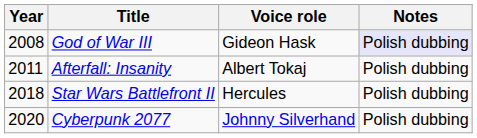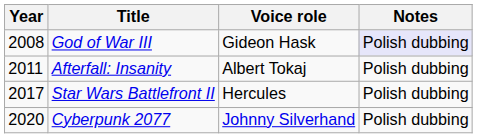(26, 94) 2018 -> (26, 94) 2017
